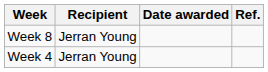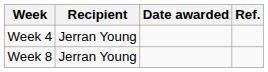rows swapped: (30, 57) <-> (30, 36)
